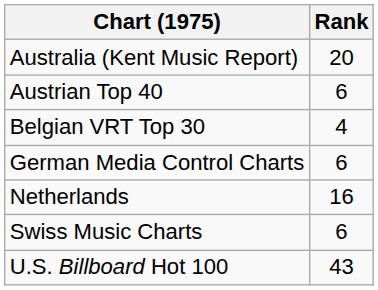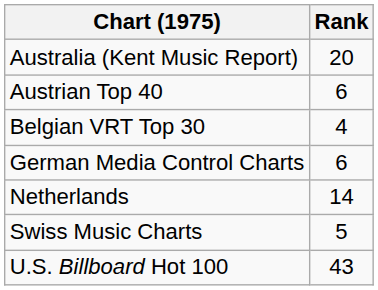(341, 197) 16 -> (341, 197) 14
(341, 232) 6 -> (341, 232) 5
